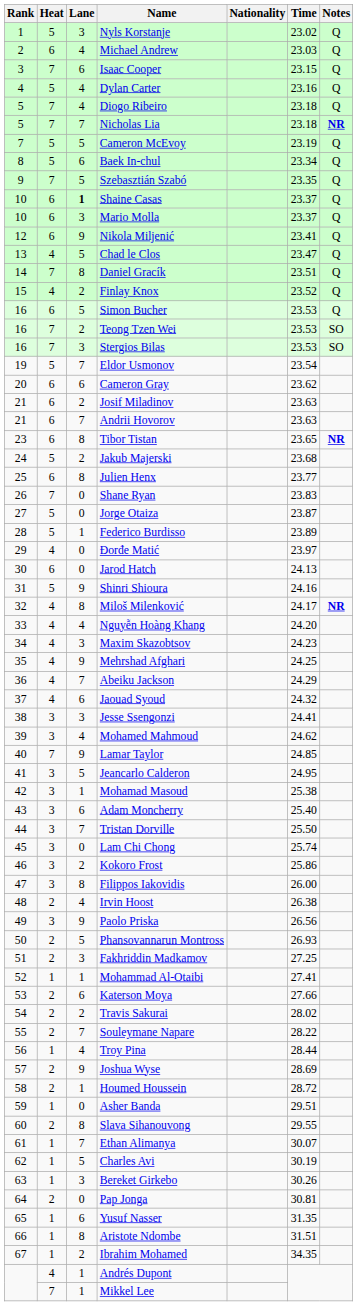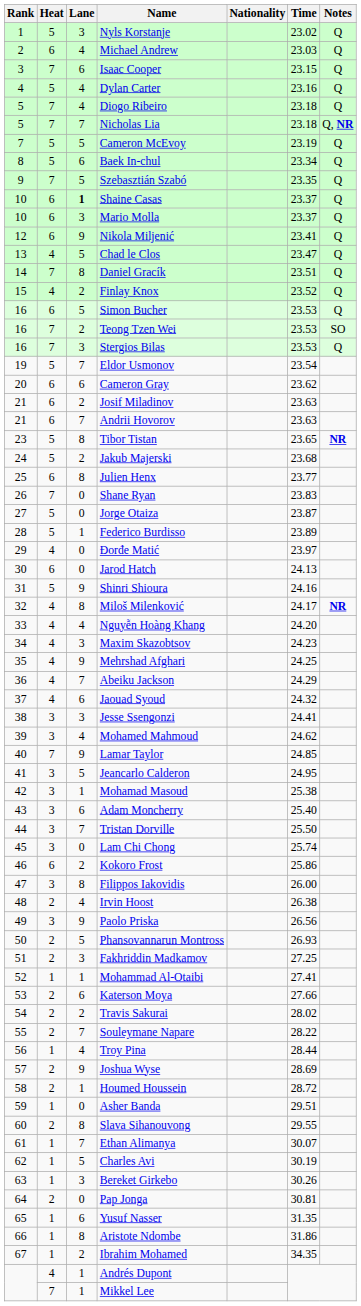(336, 124) NR -> (338, 124) Q, NR
(336, 347) SO -> (338, 347) Q
(52, 439) 6 -> (52, 439) 5
(52, 865) 3 -> (52, 865) 6
(304, 1236) 31.51 -> (304, 1236) 31.86
